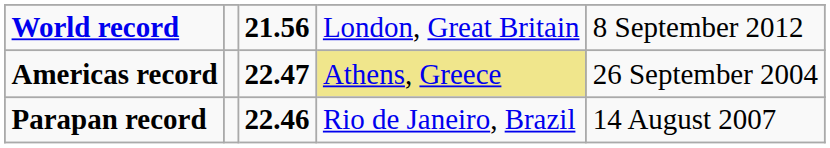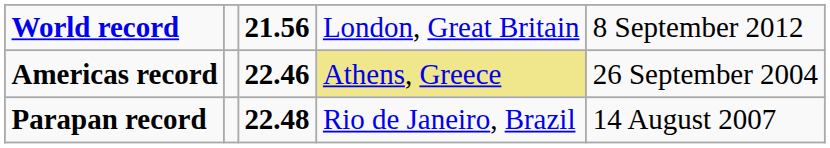(277, 73) 22.47 -> (277, 73) 22.46
(277, 119) 22.46 -> (277, 119) 22.48
